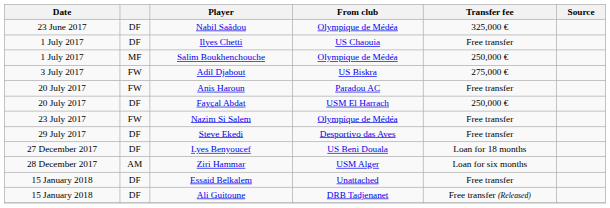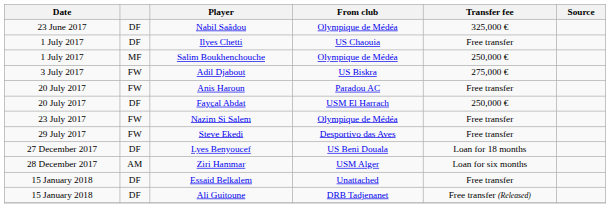(135, 133) DF -> (135, 133) FW
